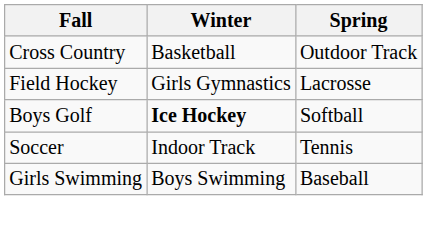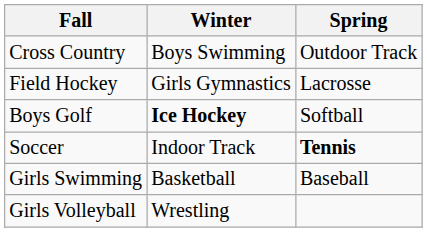(193, 52) Basketball -> (218, 52) Boys Swimming
(326, 147) normal -> (328, 147) bold
(218, 178) Boys Swimming -> (193, 178) Basketball
+ row: (72, 210)
